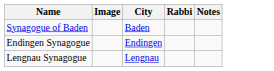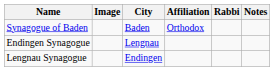+ column: (188, 12)
(143, 43) Endingen -> (142, 43) Lengnau
(142, 58) Lengnau -> (143, 58) Endingen
